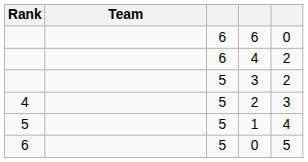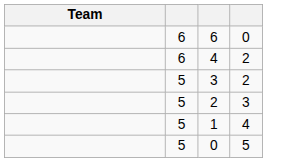- column: (25, 15)
